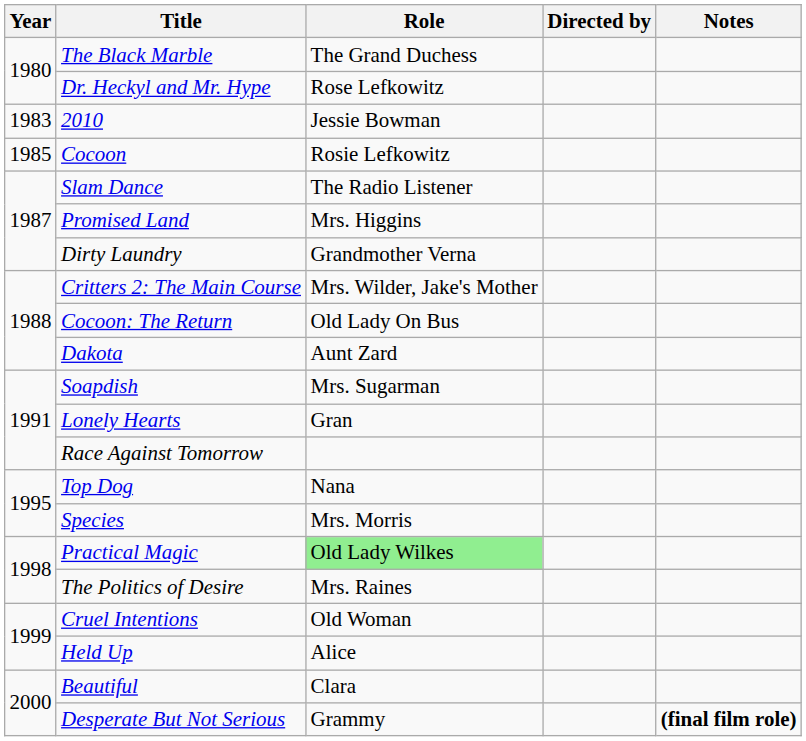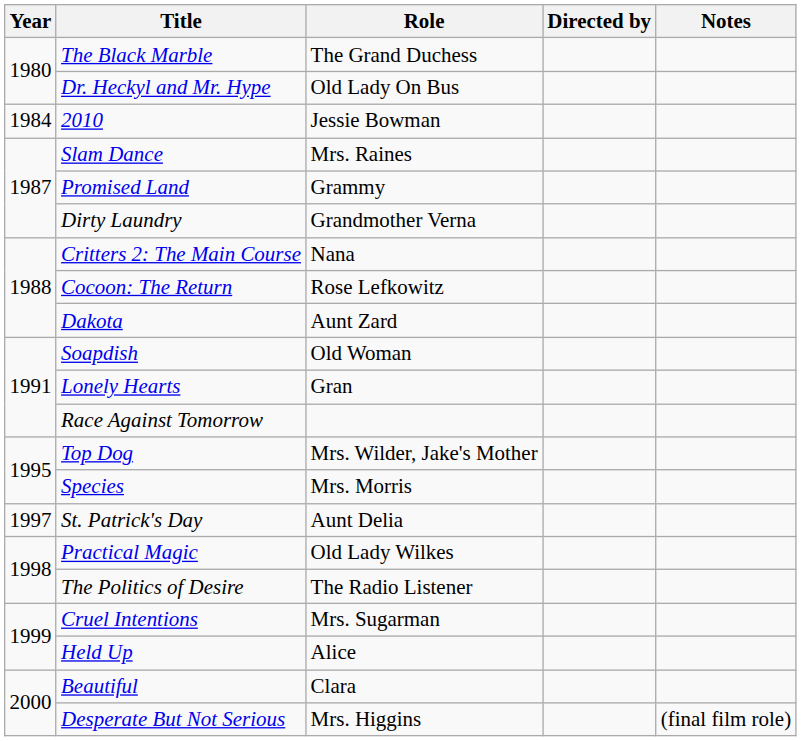(377, 87) Rose Lefkowitz -> (385, 87) Old Lady On Bus
(30, 120) 1983 -> (30, 120) 1984
- row: (94, 154)
(392, 187) The Radio Listener -> (361, 154) Mrs. Raines
(366, 220) Mrs. Higgins -> (348, 187) Grammy
(424, 287) Mrs. Wilder, Jake's Mother -> (333, 253) Nana
(385, 320) Old Lady On Bus -> (377, 287) Rose Lefkowitz
(375, 386) Mrs. Sugarman -> (361, 353) Old Woman
(333, 486) Nana -> (424, 453) Mrs. Wilder, Jake's Mother
+ row: (132, 519)
(382, 552) lightgreen background -> (382, 552) no background
(361, 586) Mrs. Raines -> (392, 586) The Radio Listener
(361, 619) Old Woman -> (375, 619) Mrs. Sugarman
(348, 719) Grammy -> (366, 719) Mrs. Higgins
(729, 719) bold -> (726, 719) normal
